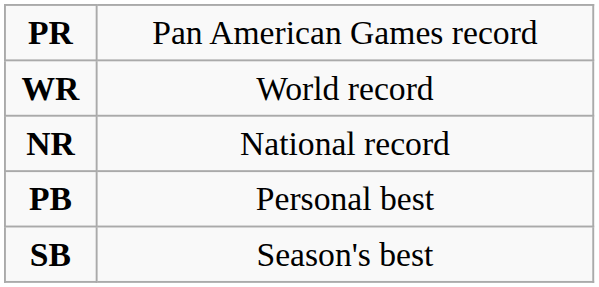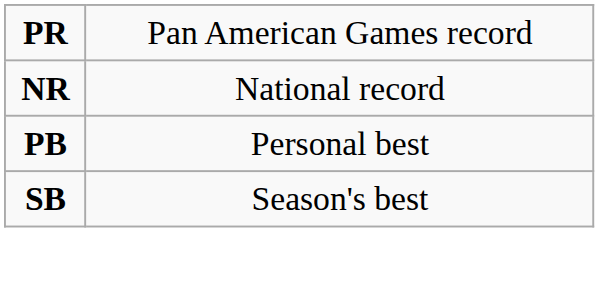- row: (50, 87)
